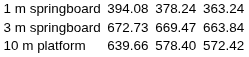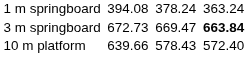(224, 27) normal -> (224, 27) bold
(176, 46) 578.40 -> (176, 46) 578.43
(224, 46) 572.42 -> (224, 46) 572.40
